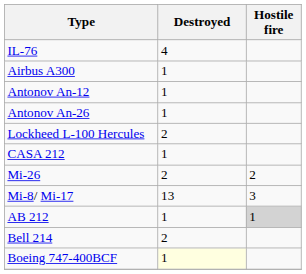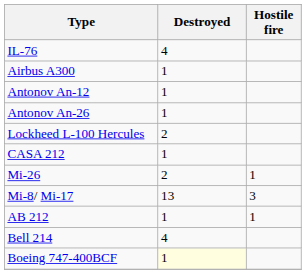(252, 175) 2 -> (252, 175) 1
(252, 216) lightgrey background -> (252, 216) no background
(164, 237) 2 -> (164, 237) 4
